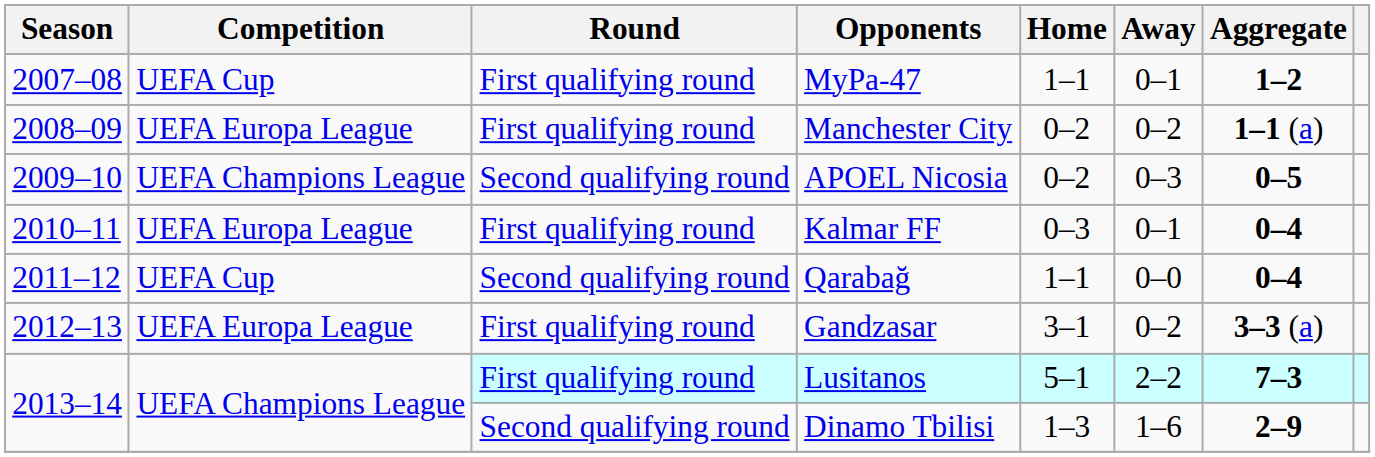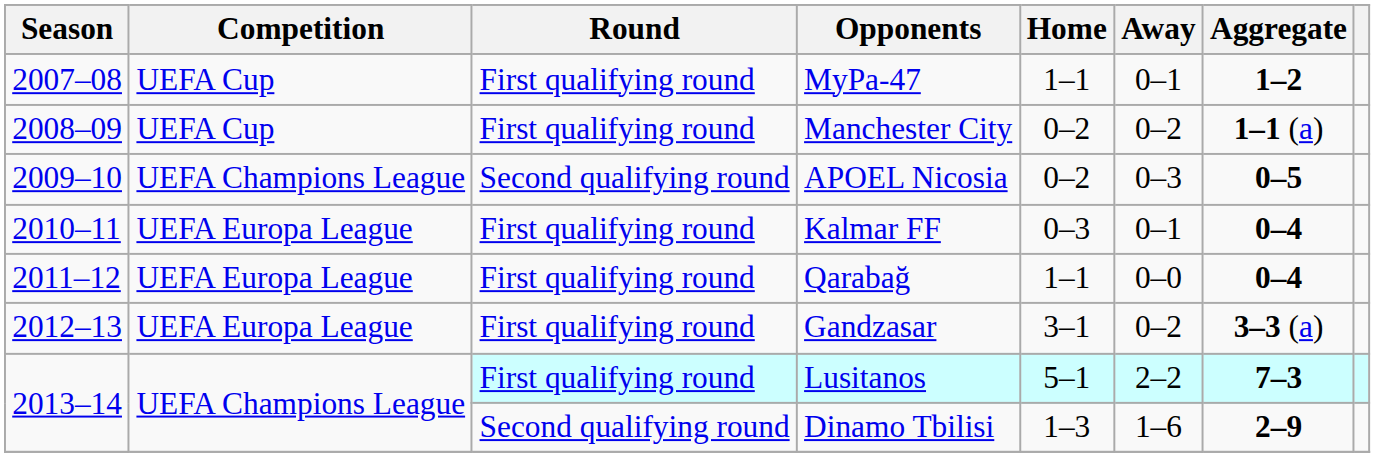(275, 128) UEFA Europa League -> (205, 128) UEFA Cup
(205, 278) UEFA Cup -> (275, 278) UEFA Europa League
(635, 278) Second qualifying round -> (617, 278) First qualifying round
